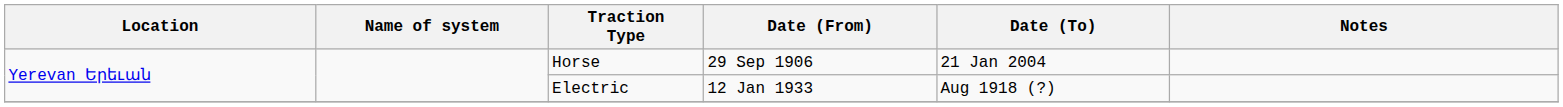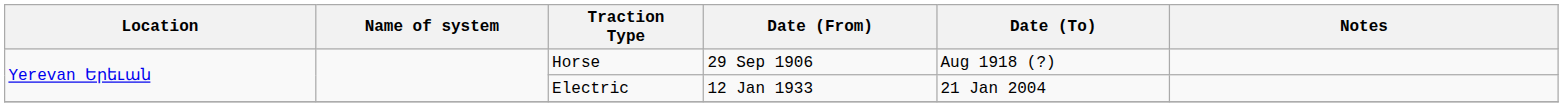(993, 62) 21 Jan 2004 -> (998, 62) Aug 1918 (?)
(998, 88) Aug 1918 (?) -> (993, 88) 21 Jan 2004
